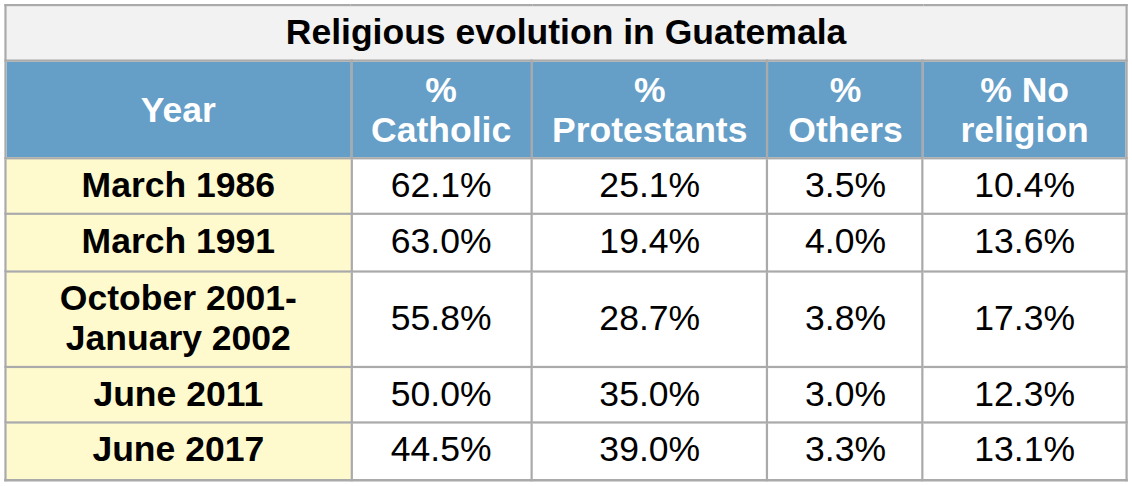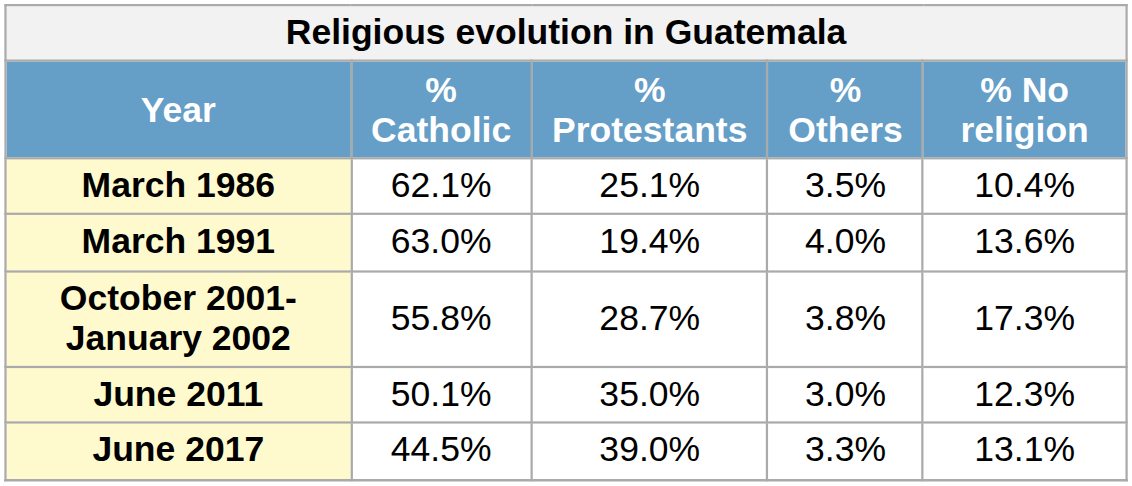(441, 394) 50.0% -> (441, 394) 50.1%
